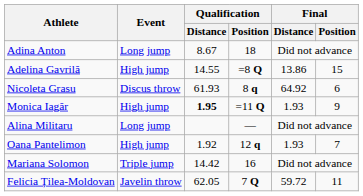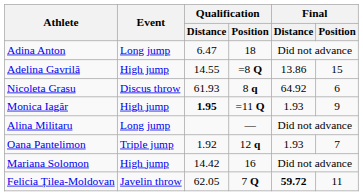(207, 50) 8.67 -> (207, 50) 6.47
(145, 144) High jump -> (147, 144) Triple jump
(147, 163) Triple jump -> (145, 163) High jump
(294, 182) normal -> (294, 182) bold
